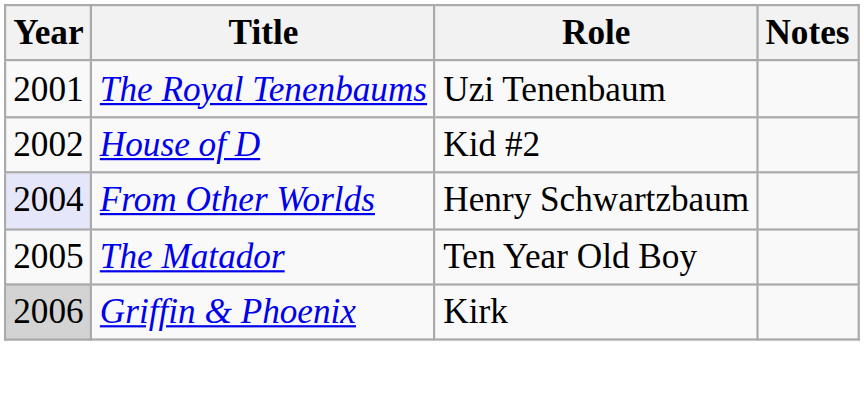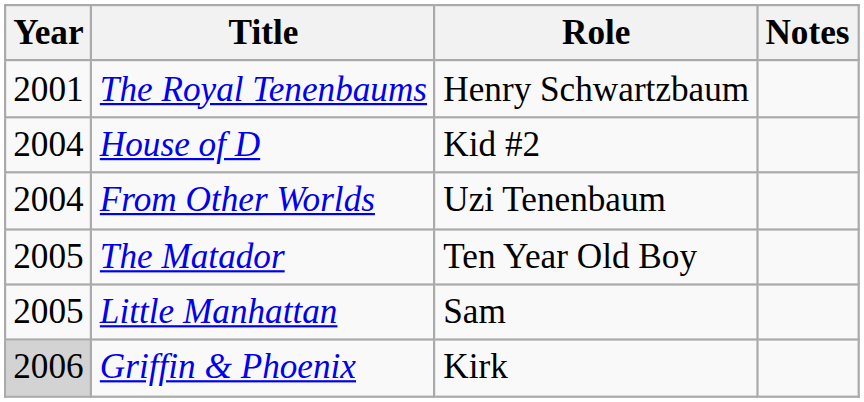(555, 88) Uzi Tenenbaum -> (596, 88) Henry Schwartzbaum
(48, 144) 2002 -> (48, 144) 2004
(48, 199) lavender background -> (48, 199) no background
(596, 199) Henry Schwartzbaum -> (555, 199) Uzi Tenenbaum
+ row: (219, 311)
